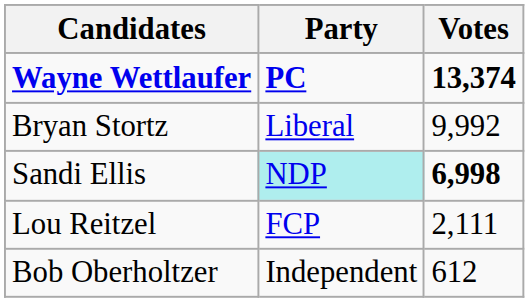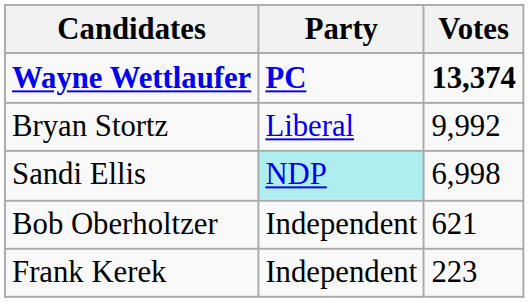(466, 175) bold -> (466, 175) normal
- row: (84, 223)
(454, 272) 612 -> (454, 223) 621
+ row: (89, 272)
